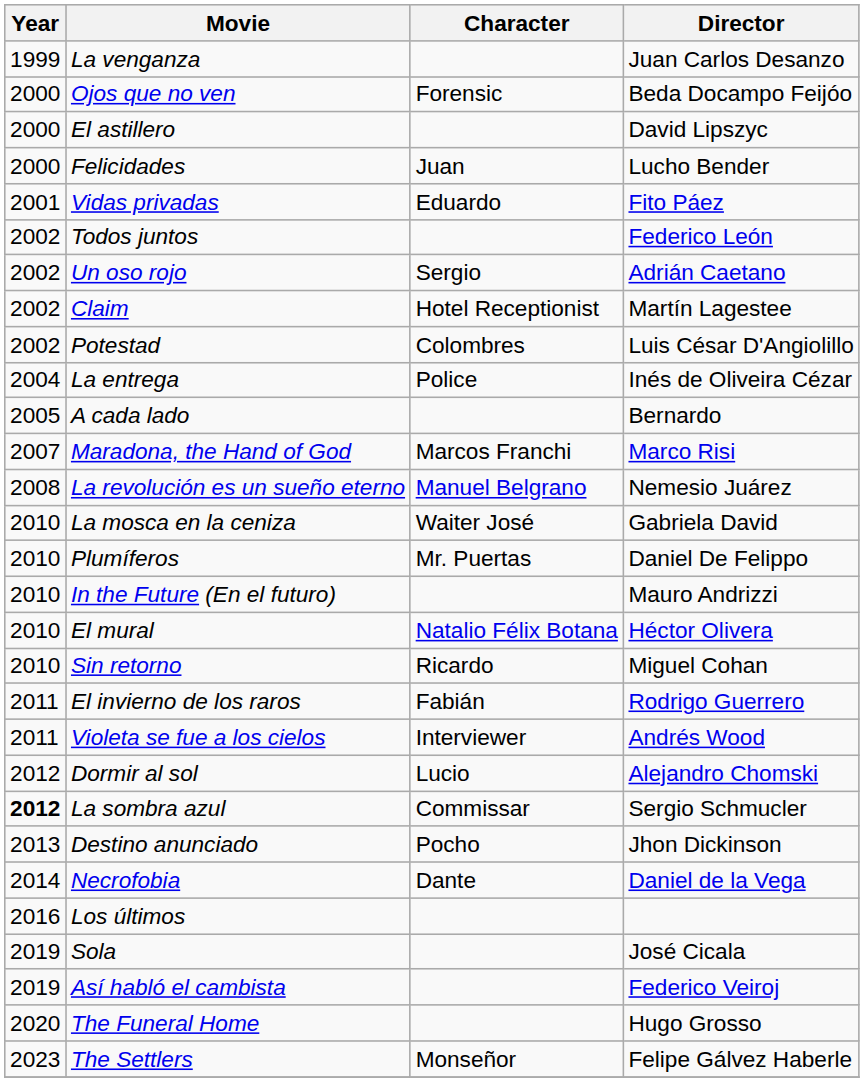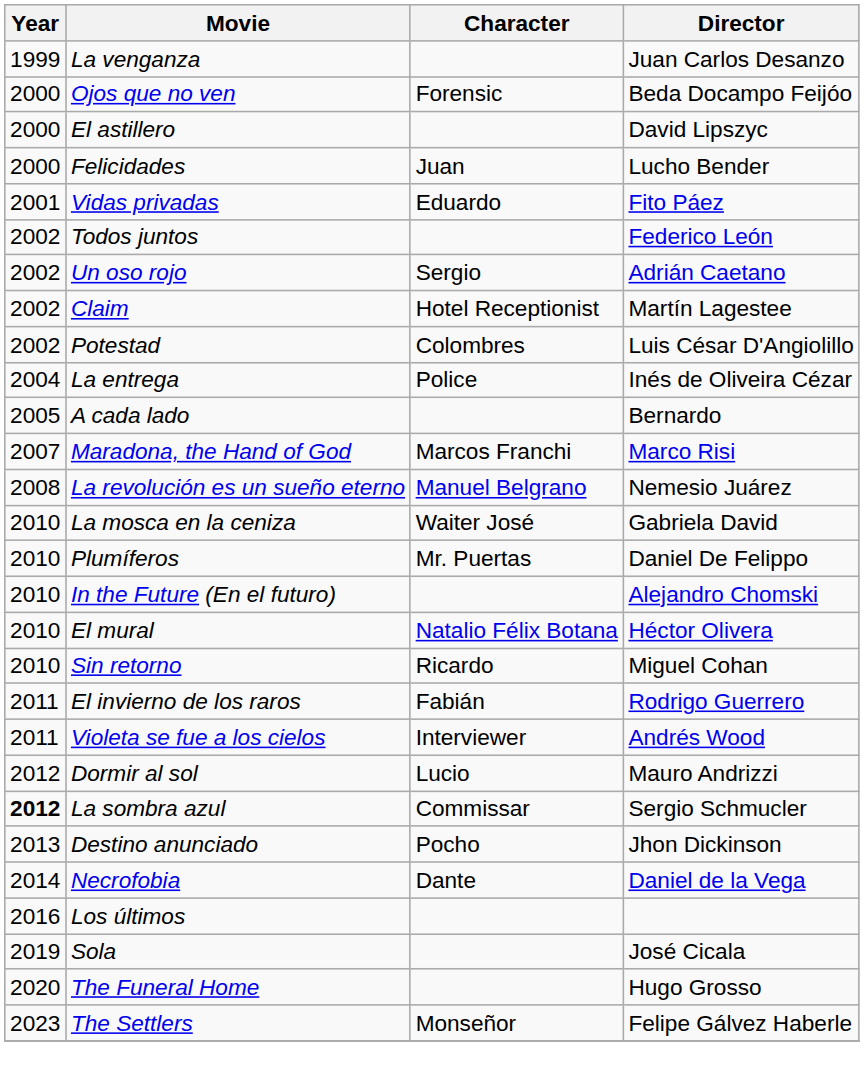(703, 595) Mauro Andrizzi -> (723, 595) Alejandro Chomski
(723, 773) Alejandro Chomski -> (703, 773) Mauro Andrizzi
- row: (178, 987)
